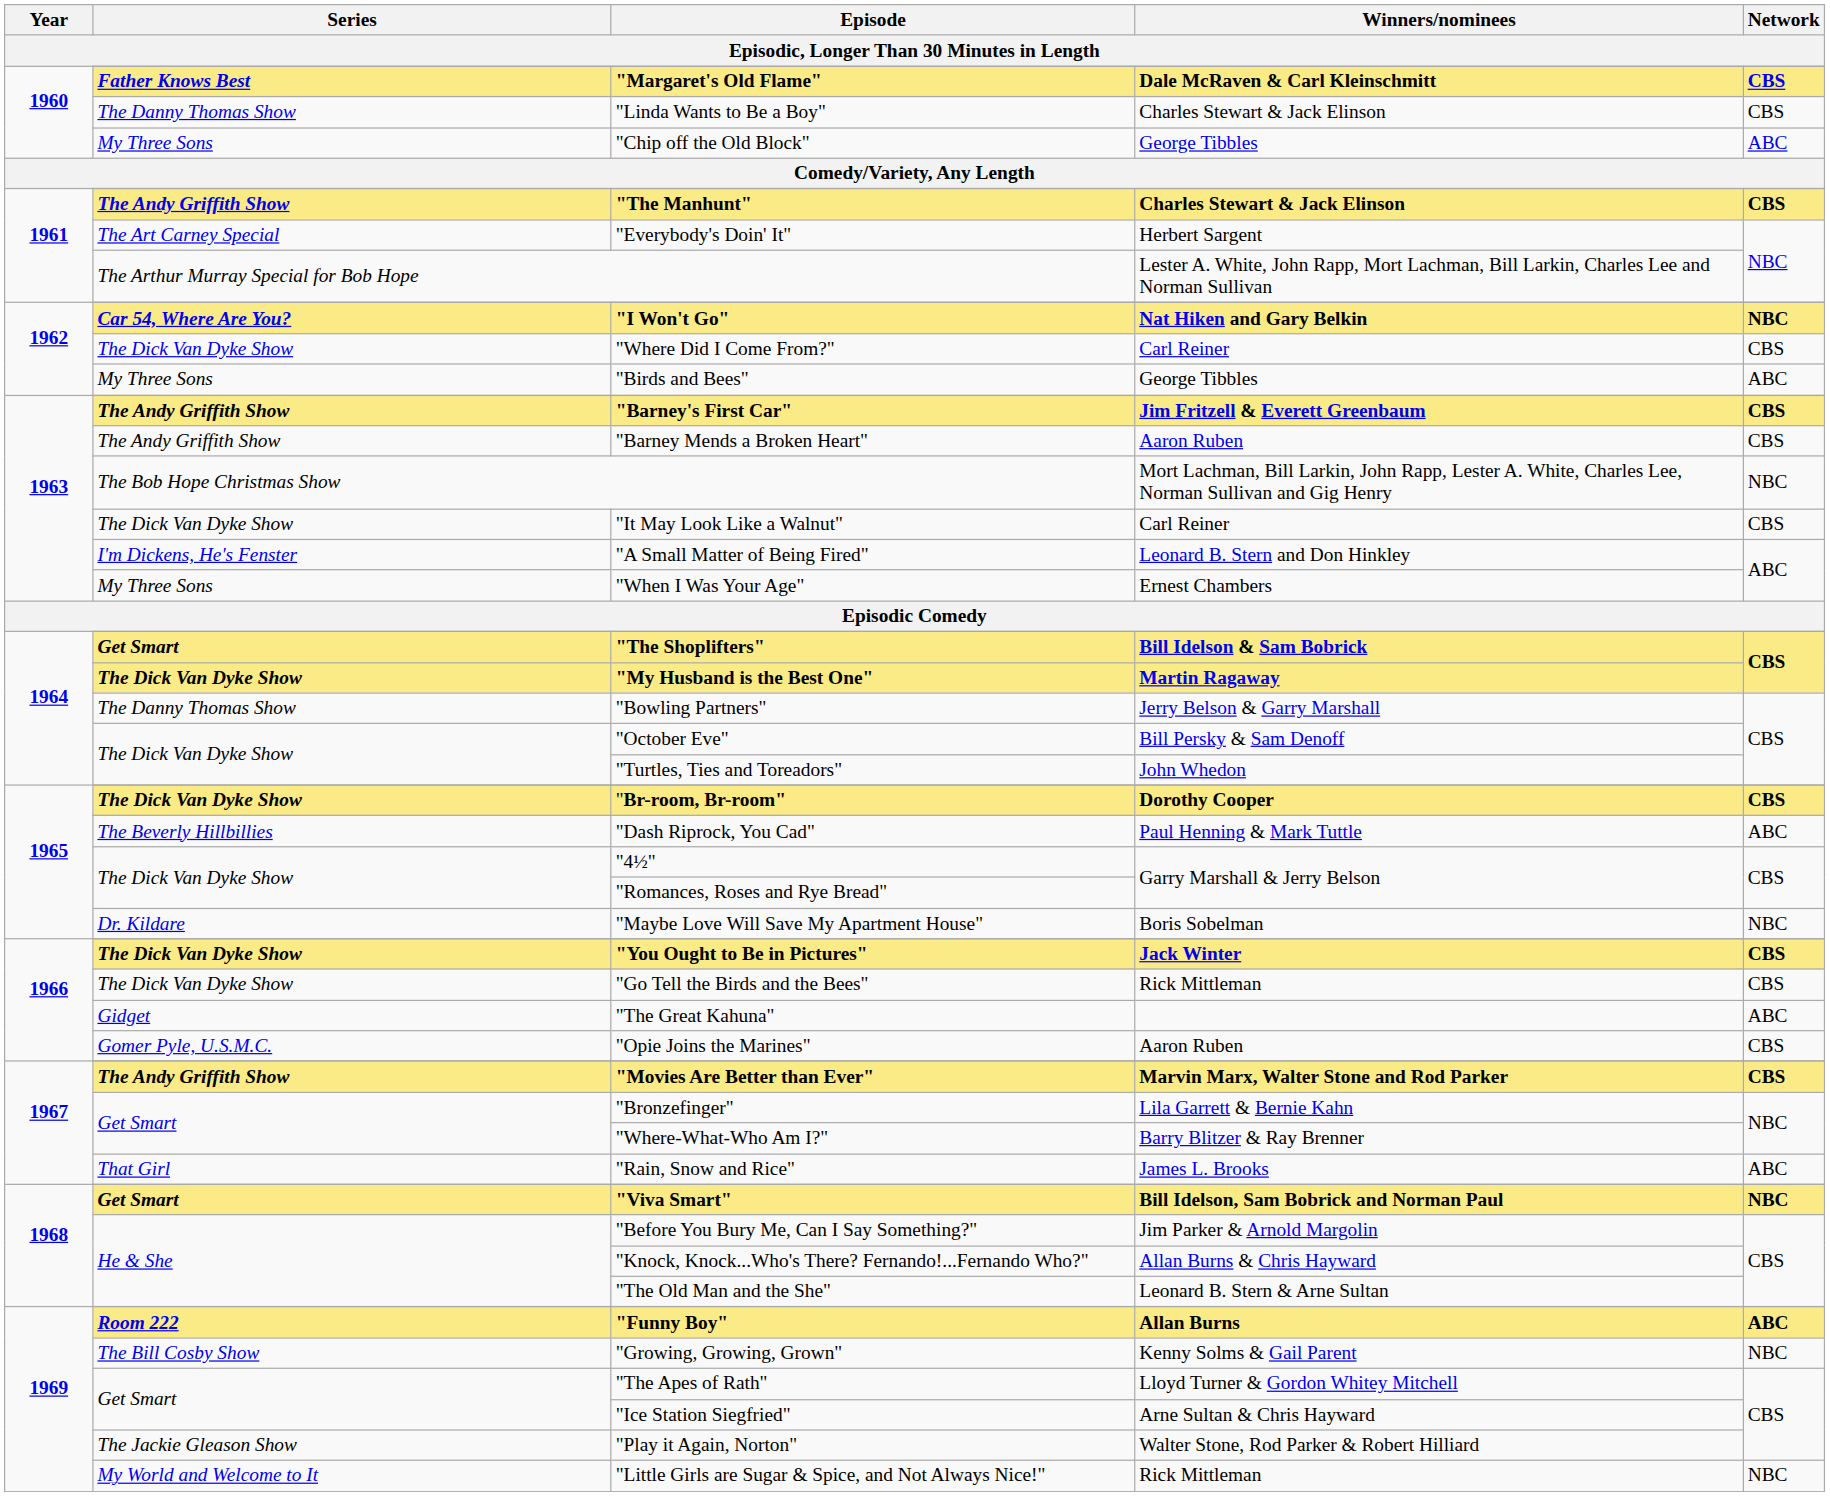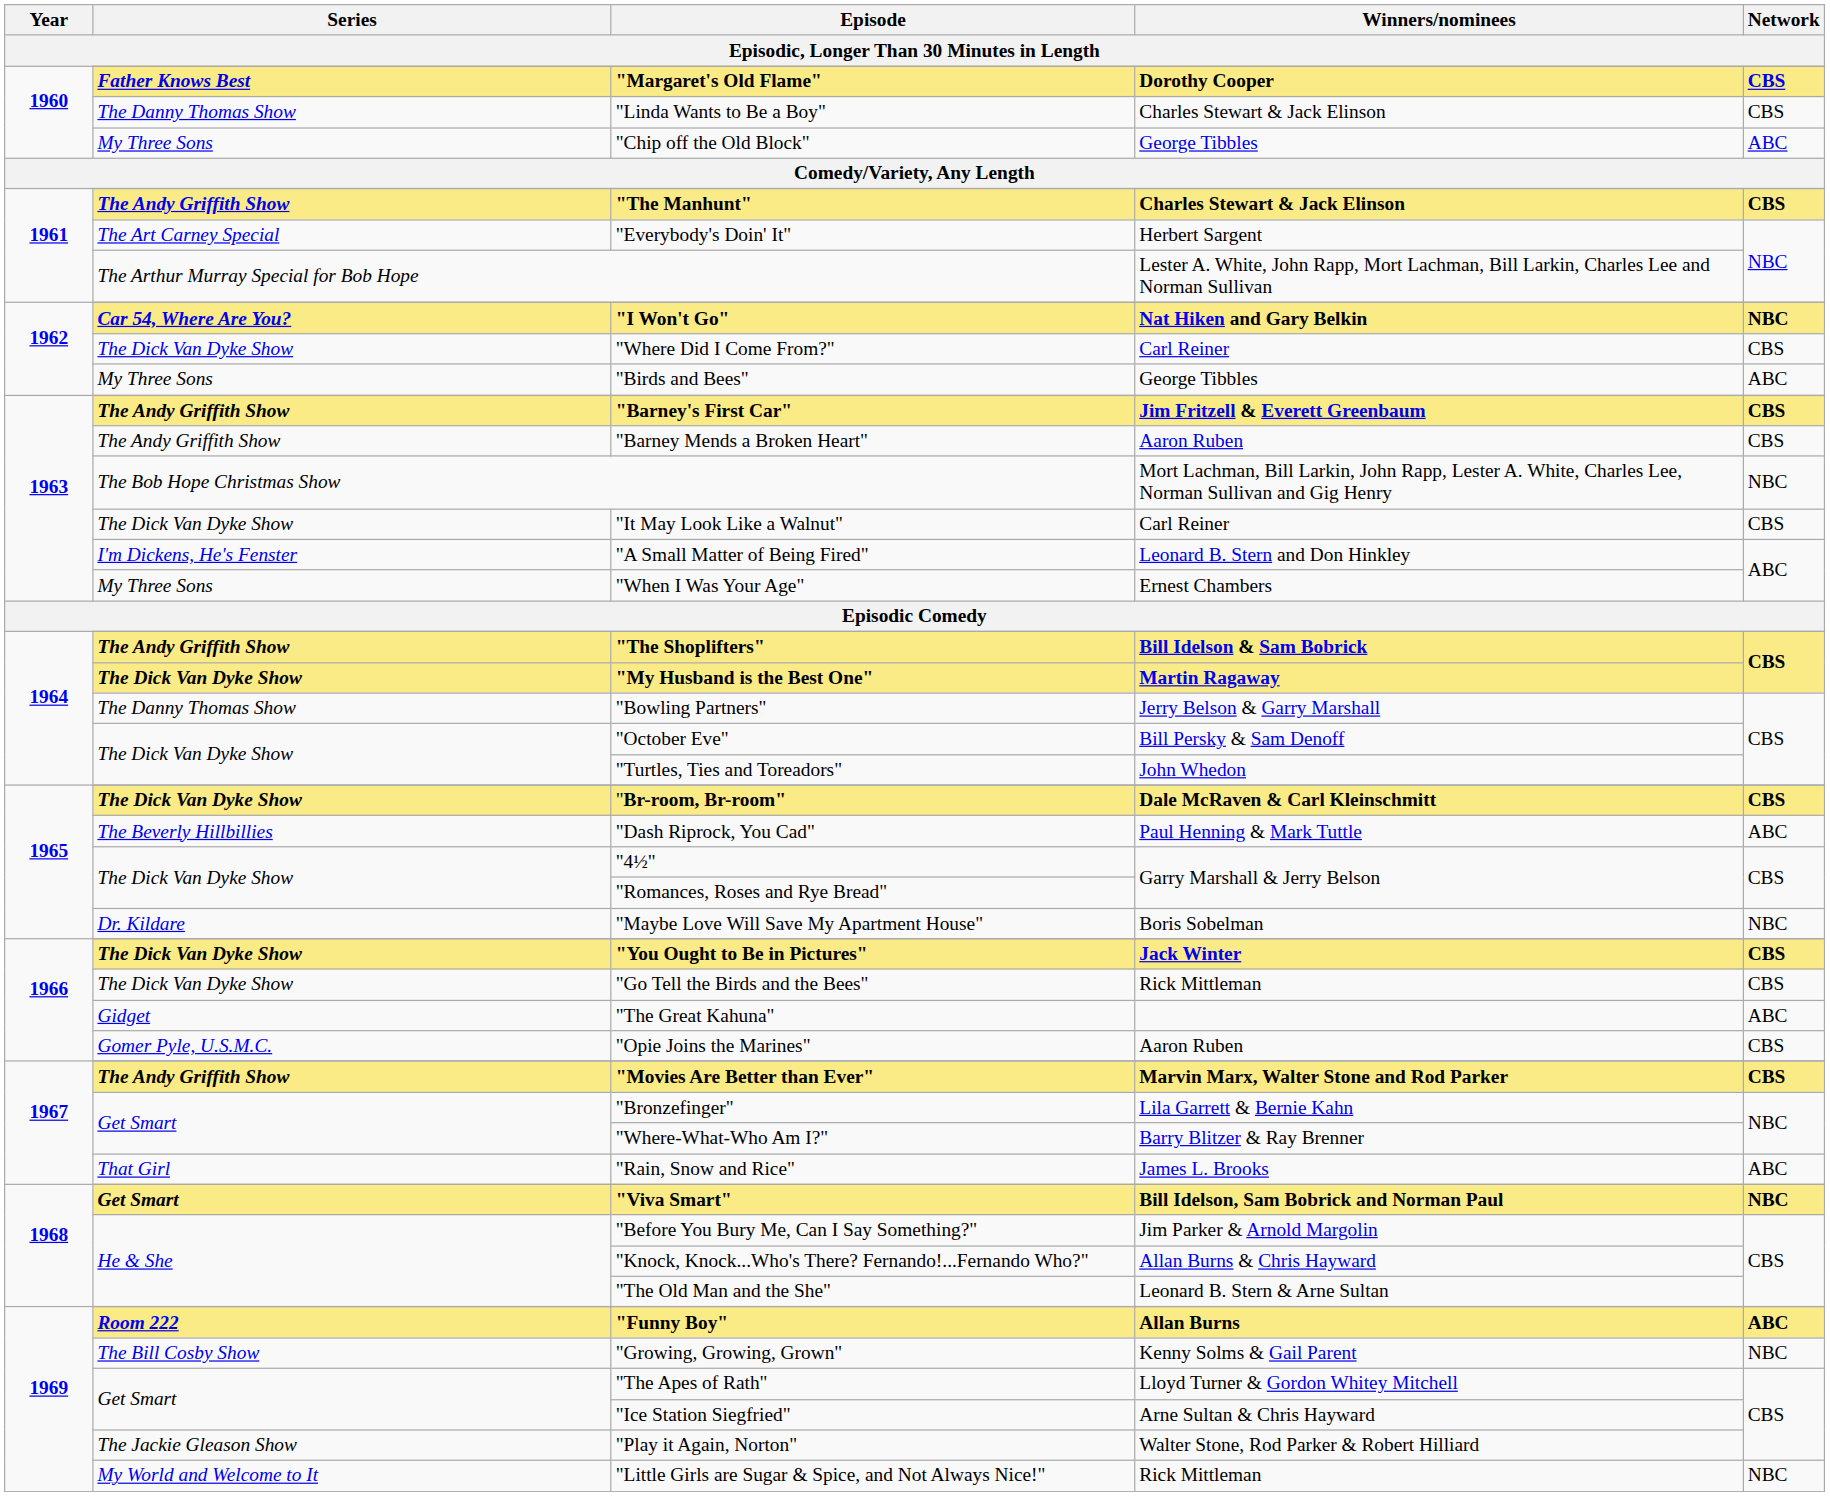(1288, 81) Dale McRaven & Carl Kleinschmitt -> (1207, 81) Dorothy Cooper
(138, 646) Get Smart -> (193, 646) The Andy Griffith Show
(1207, 800) Dorothy Cooper -> (1288, 800) Dale McRaven & Carl Kleinschmitt
